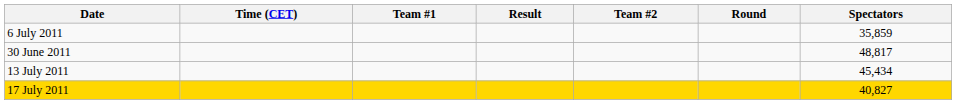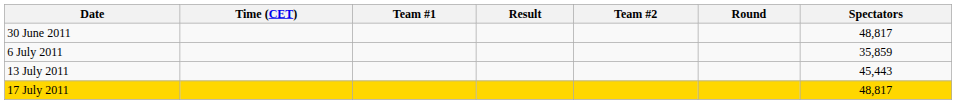rows swapped: (39, 52) <-> (35, 33)
(876, 71) 45,434 -> (876, 71) 45,443
(876, 90) 40,827 -> (876, 90) 48,817
